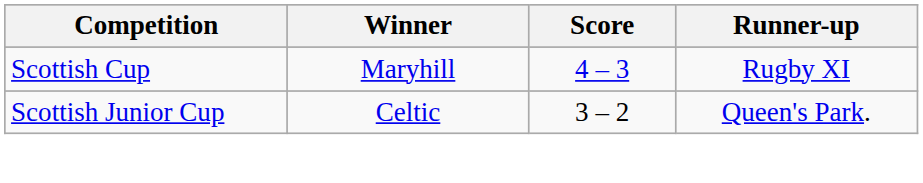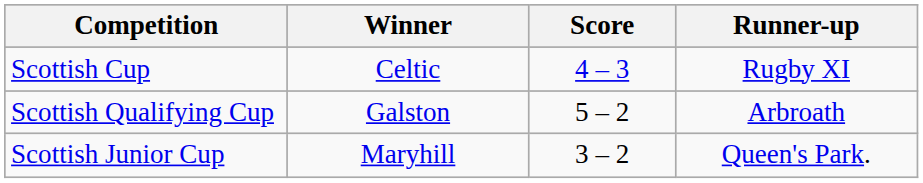(408, 68) Maryhill -> (408, 68) Celtic
+ row: (143, 111)
(408, 111) Celtic -> (408, 154) Maryhill
